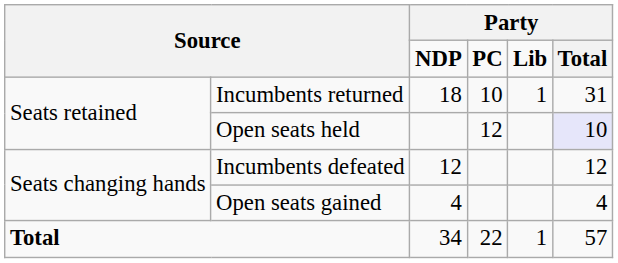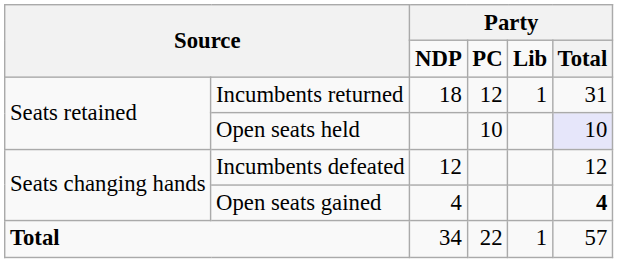(491, 94) 10 -> (491, 94) 12
(491, 130) 12 -> (491, 130) 10
(602, 202) normal -> (602, 202) bold
